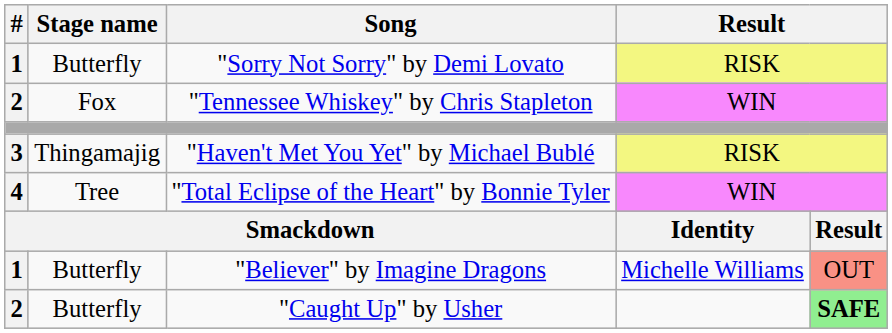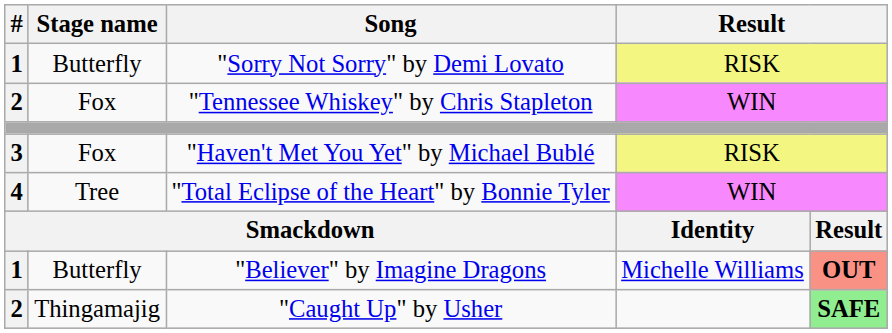(97, 152) Thingamajig -> (97, 152) Fox
(849, 269) normal -> (849, 269) bold
(97, 308) Butterfly -> (97, 308) Thingamajig
